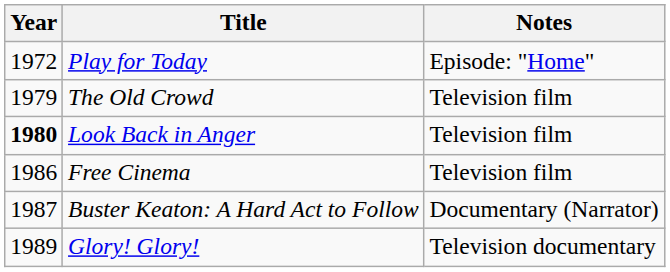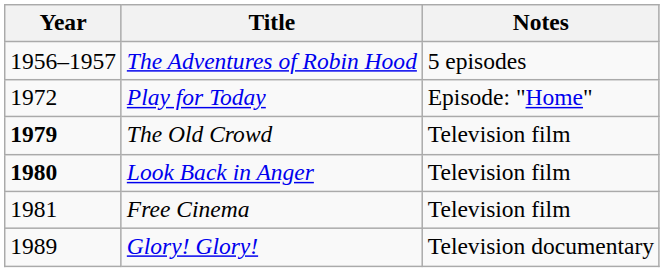+ row: (272, 60)
(34, 97) normal -> (34, 135) bold
(34, 172) 1986 -> (34, 209) 1981
- row: (243, 209)
